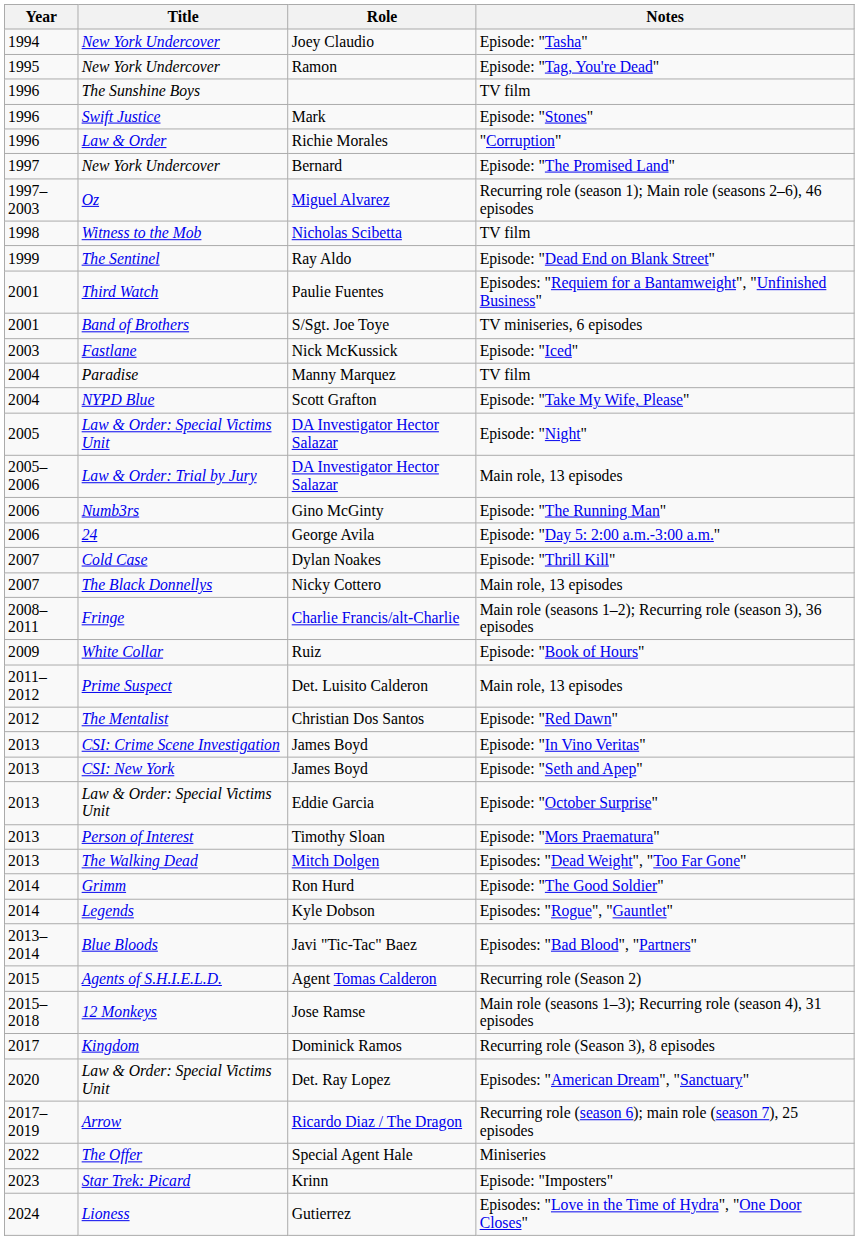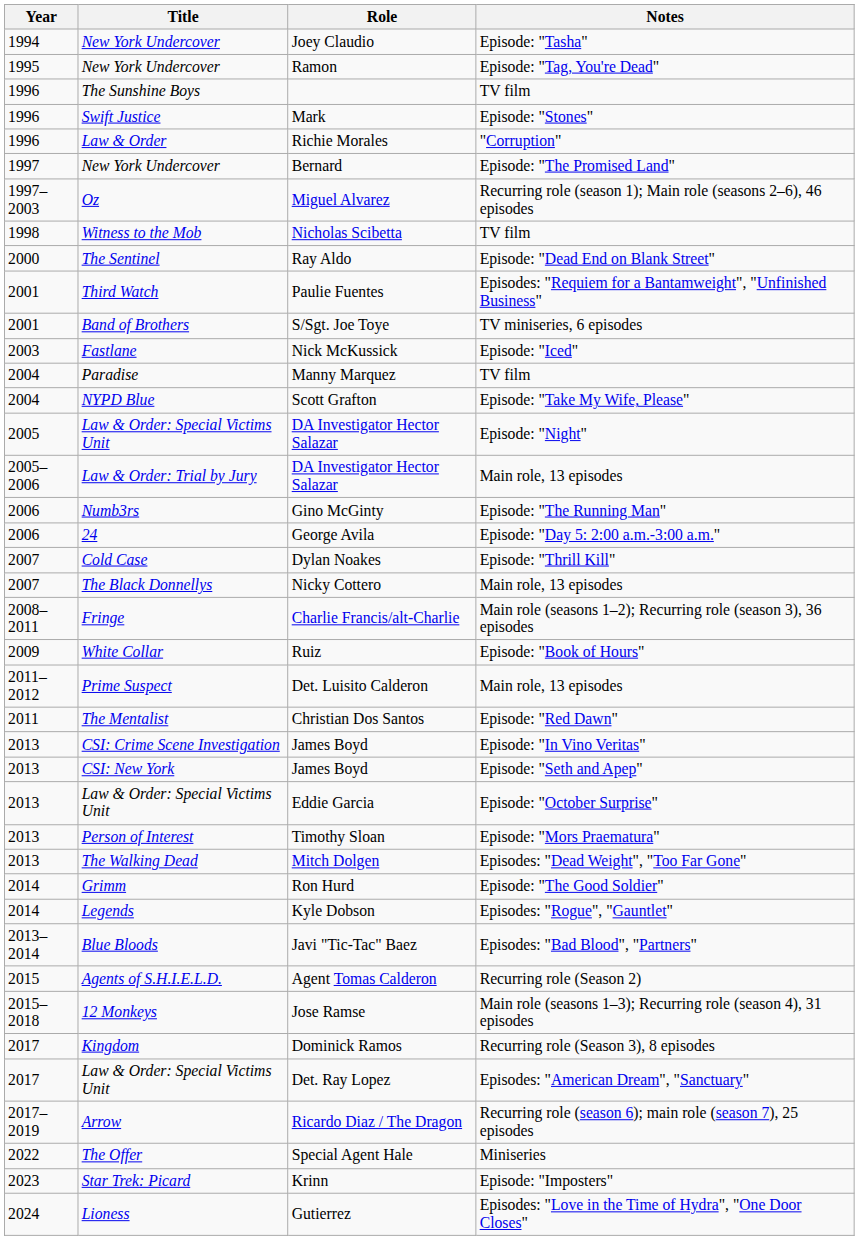(24, 258) 1999 -> (24, 258) 2000
(24, 719) 2012 -> (23, 719) 2011
(24, 1079) 2020 -> (24, 1079) 2017
